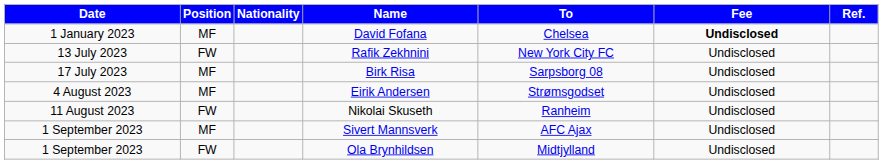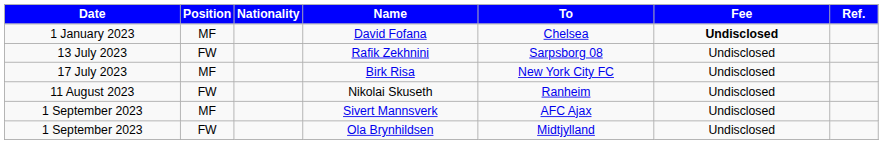(566, 53) New York City FC -> (566, 53) Sarpsborg 08
(566, 72) Sarpsborg 08 -> (566, 72) New York City FC
- row: (390, 92)
